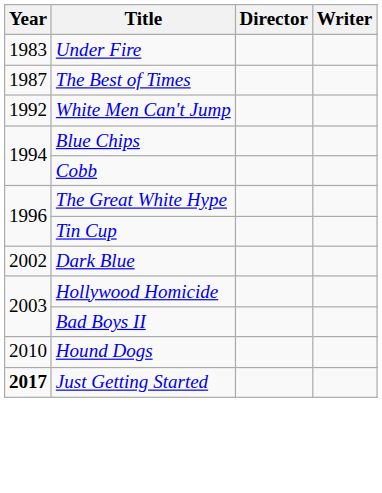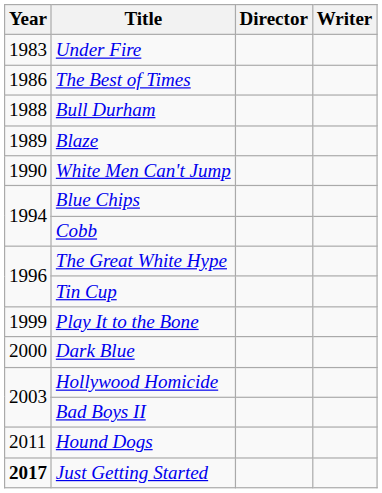(28, 79) 1987 -> (28, 79) 1986
+ row: (106, 110)
+ row: (77, 140)
(28, 110) 1992 -> (28, 170) 1990
+ row: (127, 321)
(28, 261) 2002 -> (28, 351) 2000
(28, 351) 2010 -> (28, 442) 2011
